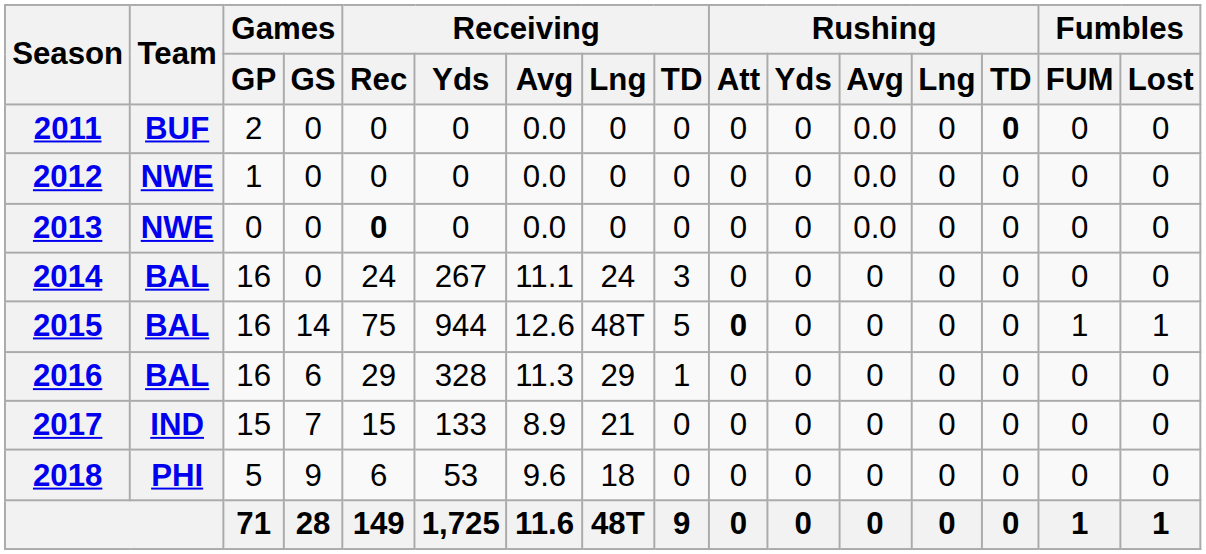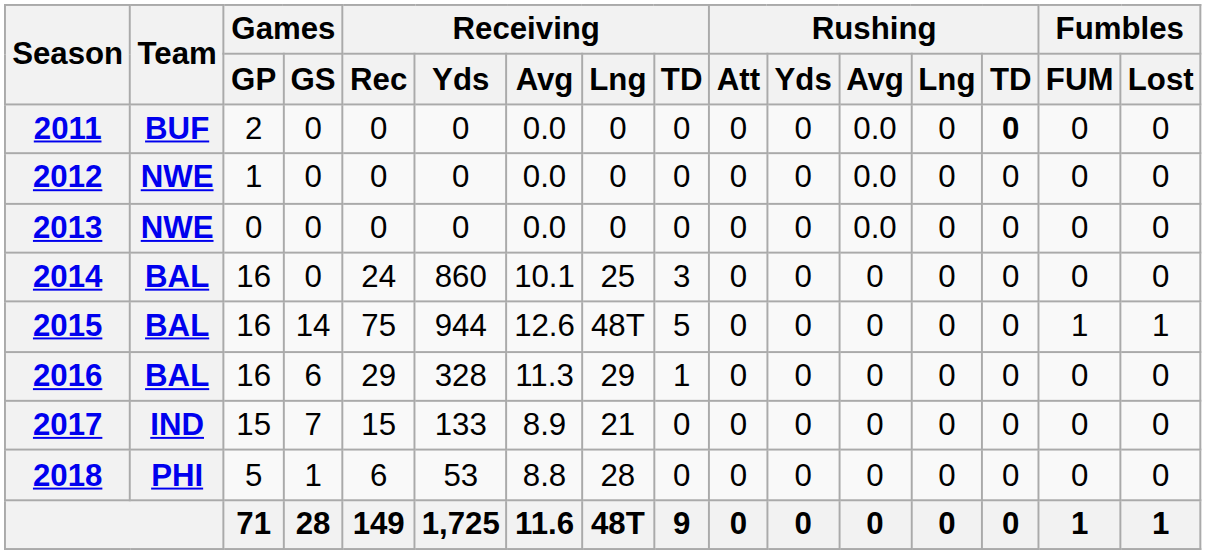(379, 227) bold -> (379, 227) normal
(461, 276) 267 -> (461, 276) 860
(545, 276) 11.1 -> (545, 276) 10.1
(618, 276) 24 -> (618, 276) 25
(738, 326) bold -> (738, 326) normal
(313, 474) 9 -> (313, 474) 1
(545, 474) 9.6 -> (545, 474) 8.8
(618, 474) 18 -> (618, 474) 28
